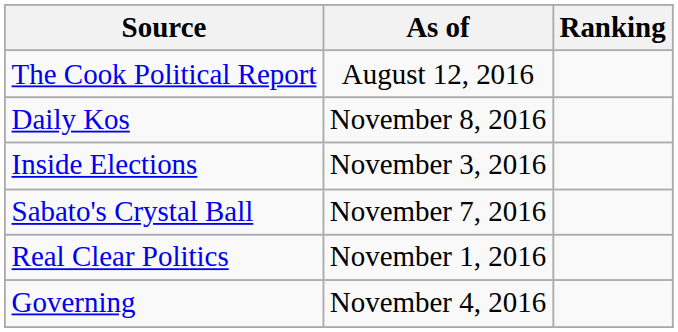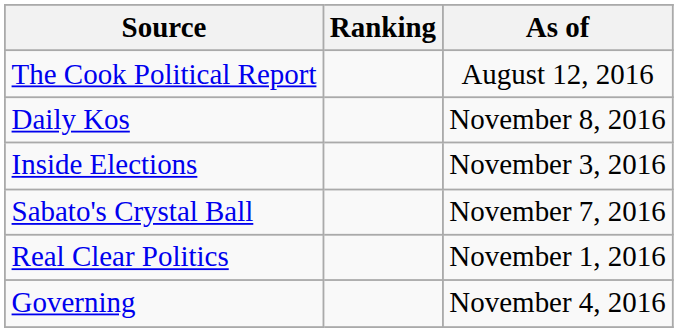columns swapped: (613, 27) <-> (438, 27)
